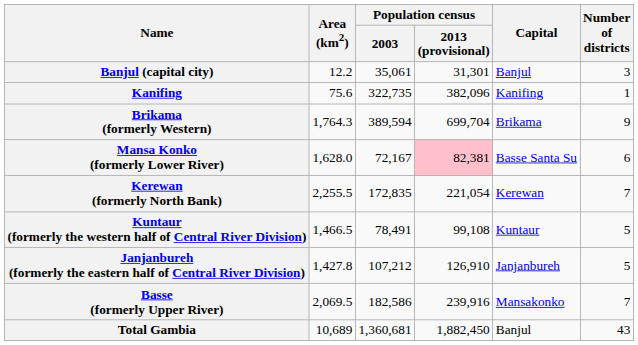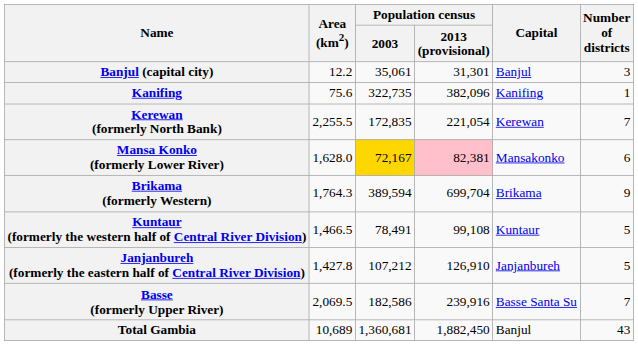rows swapped: (157, 121) <-> (157, 193)
(393, 157) no background -> (393, 157) gold background
(536, 157) Basse Santa Su -> (530, 157) Mansakonko
(530, 301) Mansakonko -> (536, 301) Basse Santa Su
